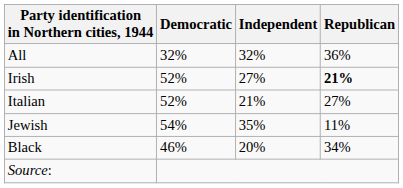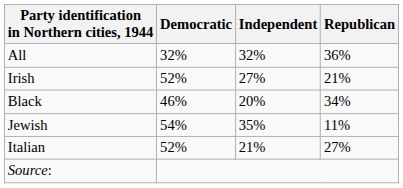(339, 78) bold -> (337, 78) normal
rows swapped: (25, 147) <-> (26, 101)
